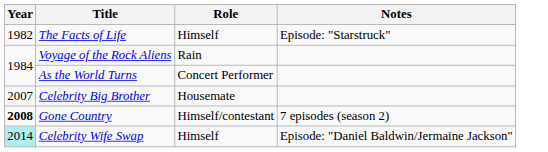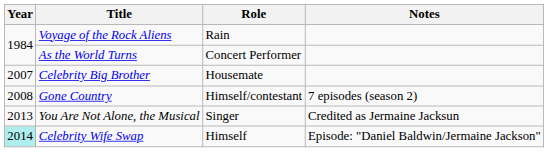- row: (82, 34)
(20, 116) bold -> (20, 95) normal
+ row: (119, 116)
